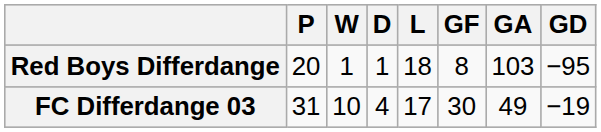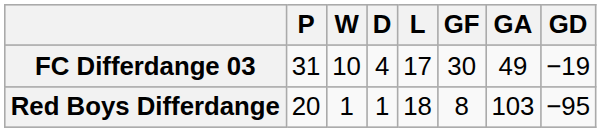rows swapped: (145, 65) <-> (145, 106)
